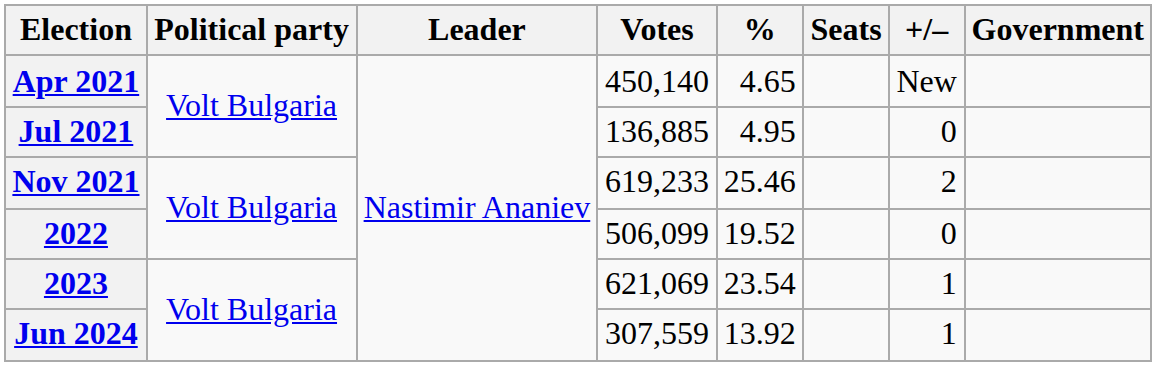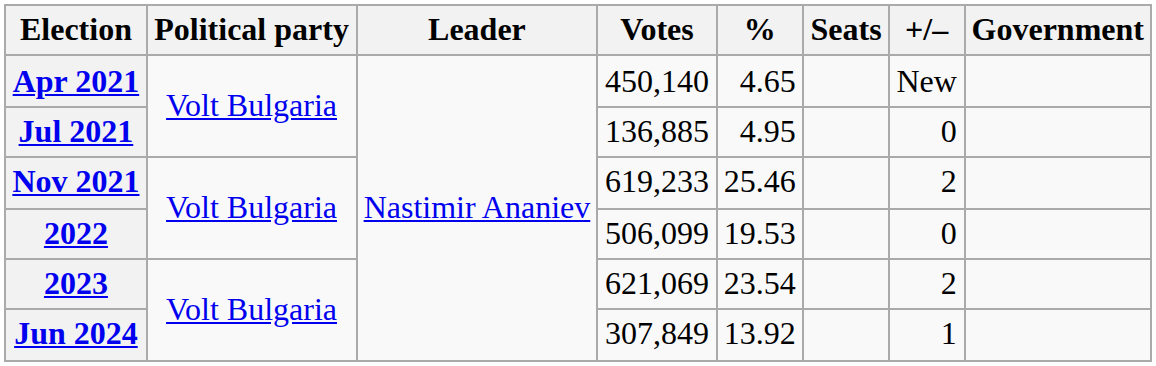(760, 232) 19.52 -> (760, 232) 19.53
(949, 283) 1 -> (949, 283) 2
(657, 334) 307,559 -> (657, 334) 307,849
